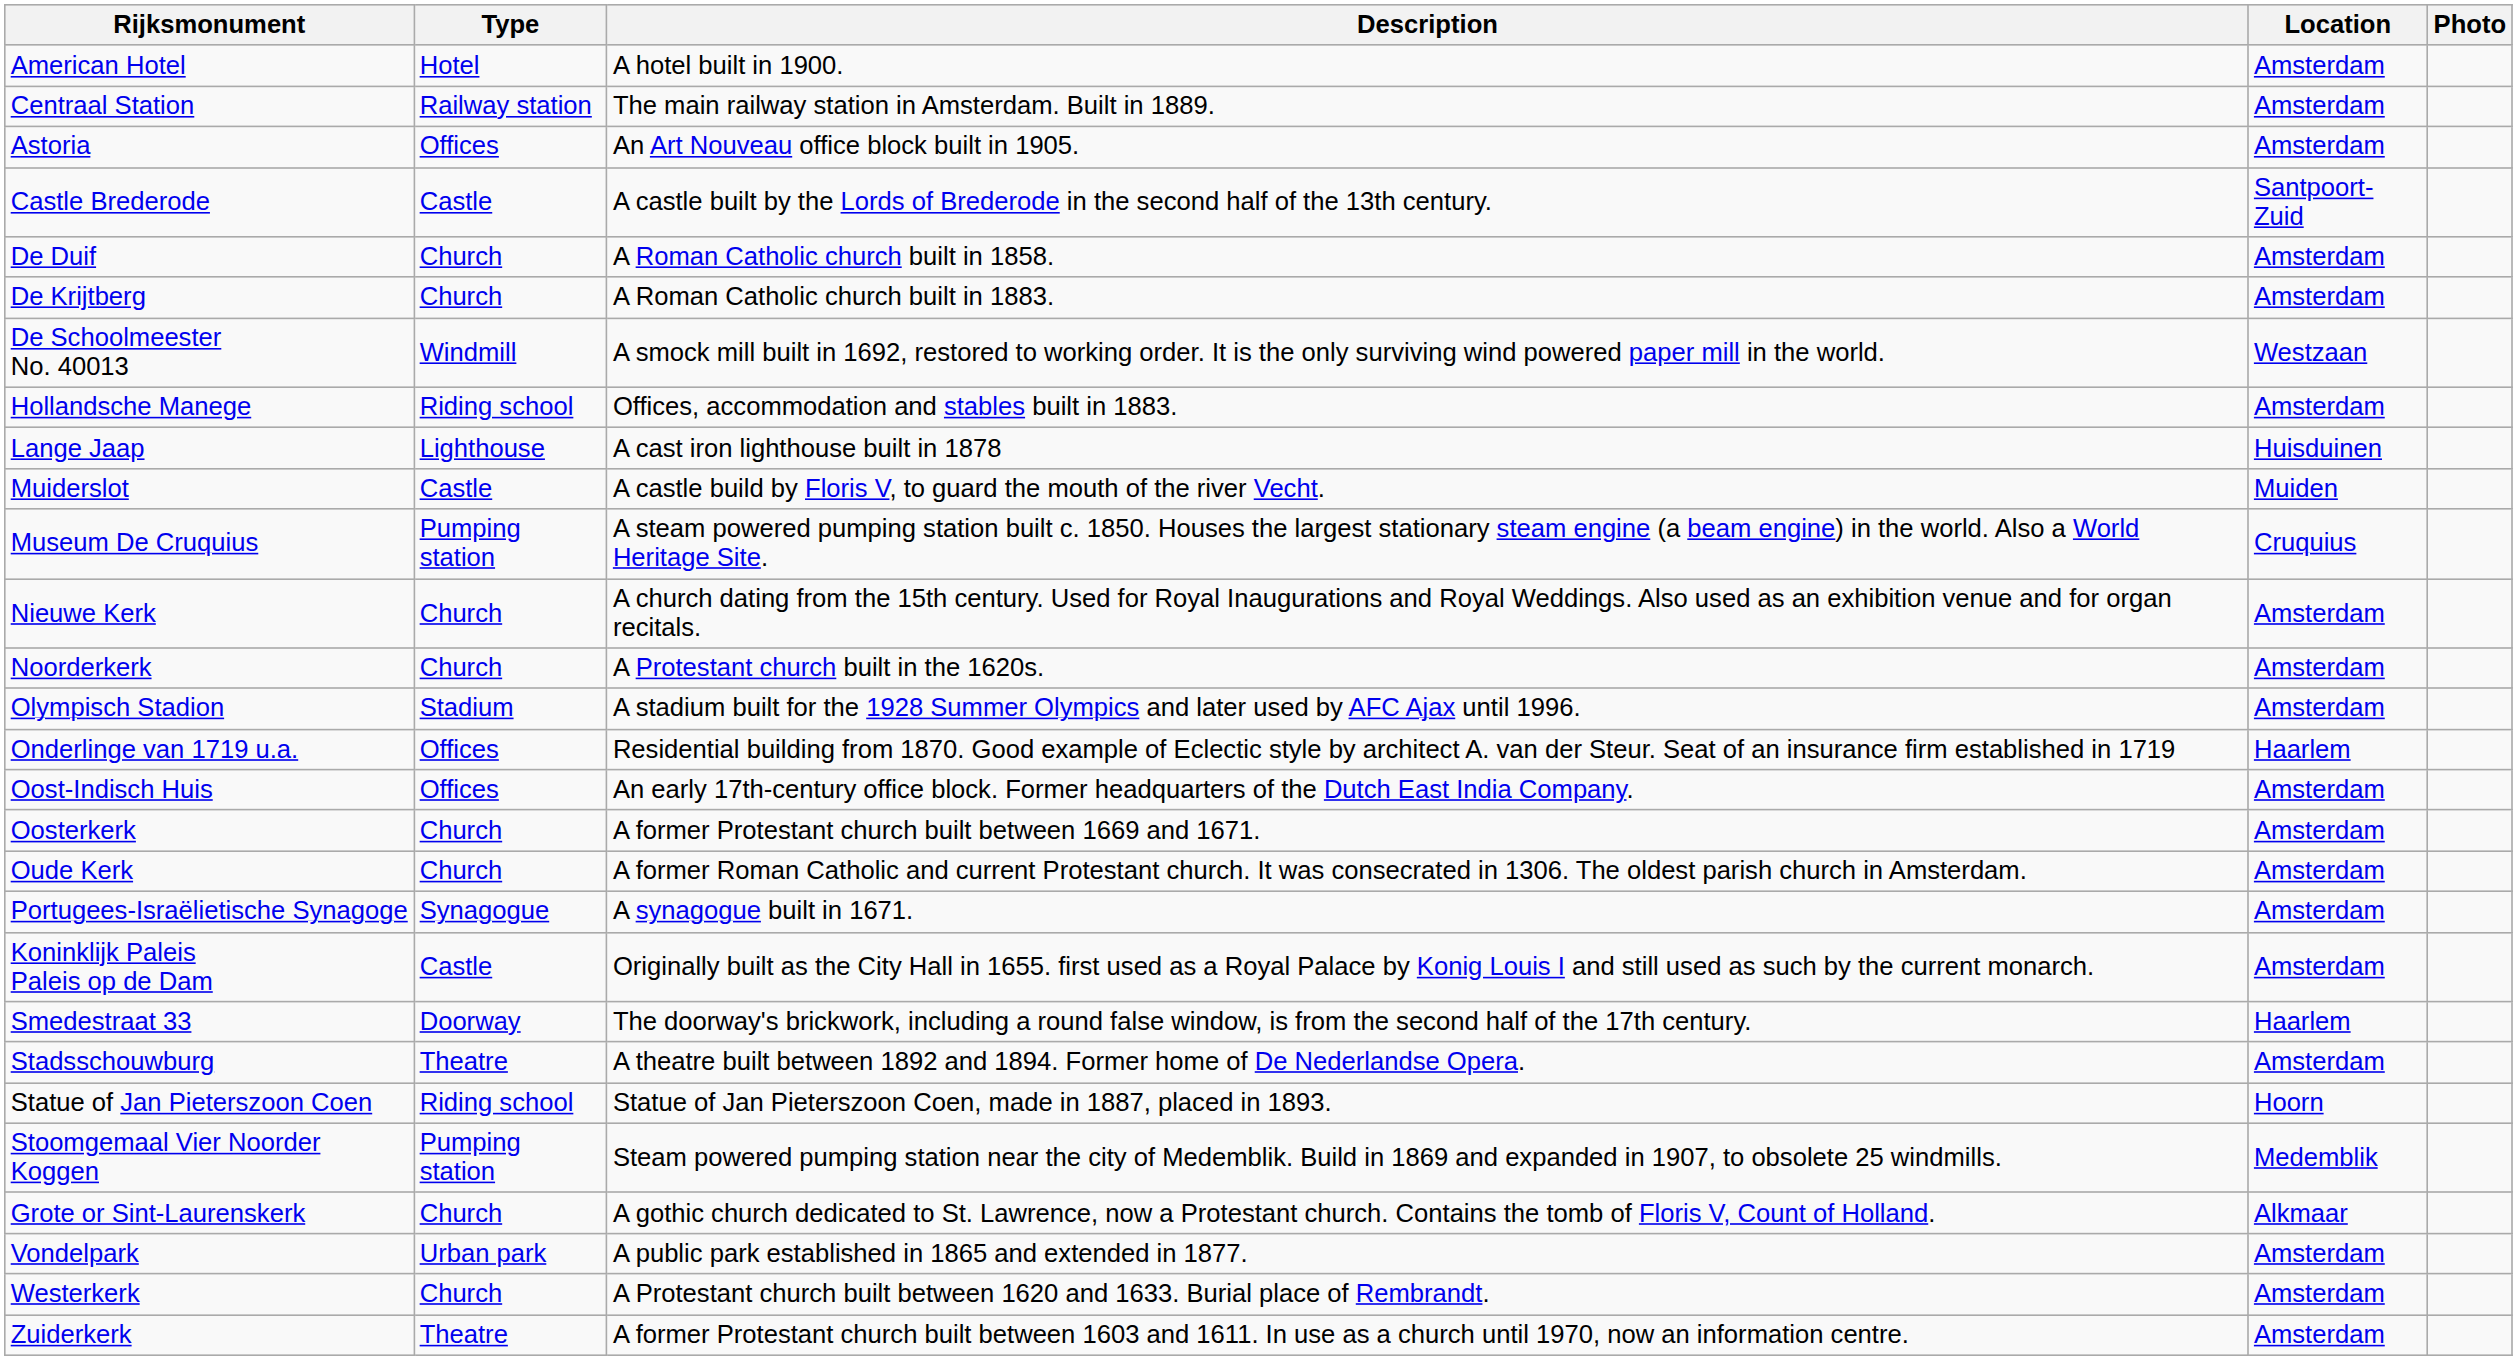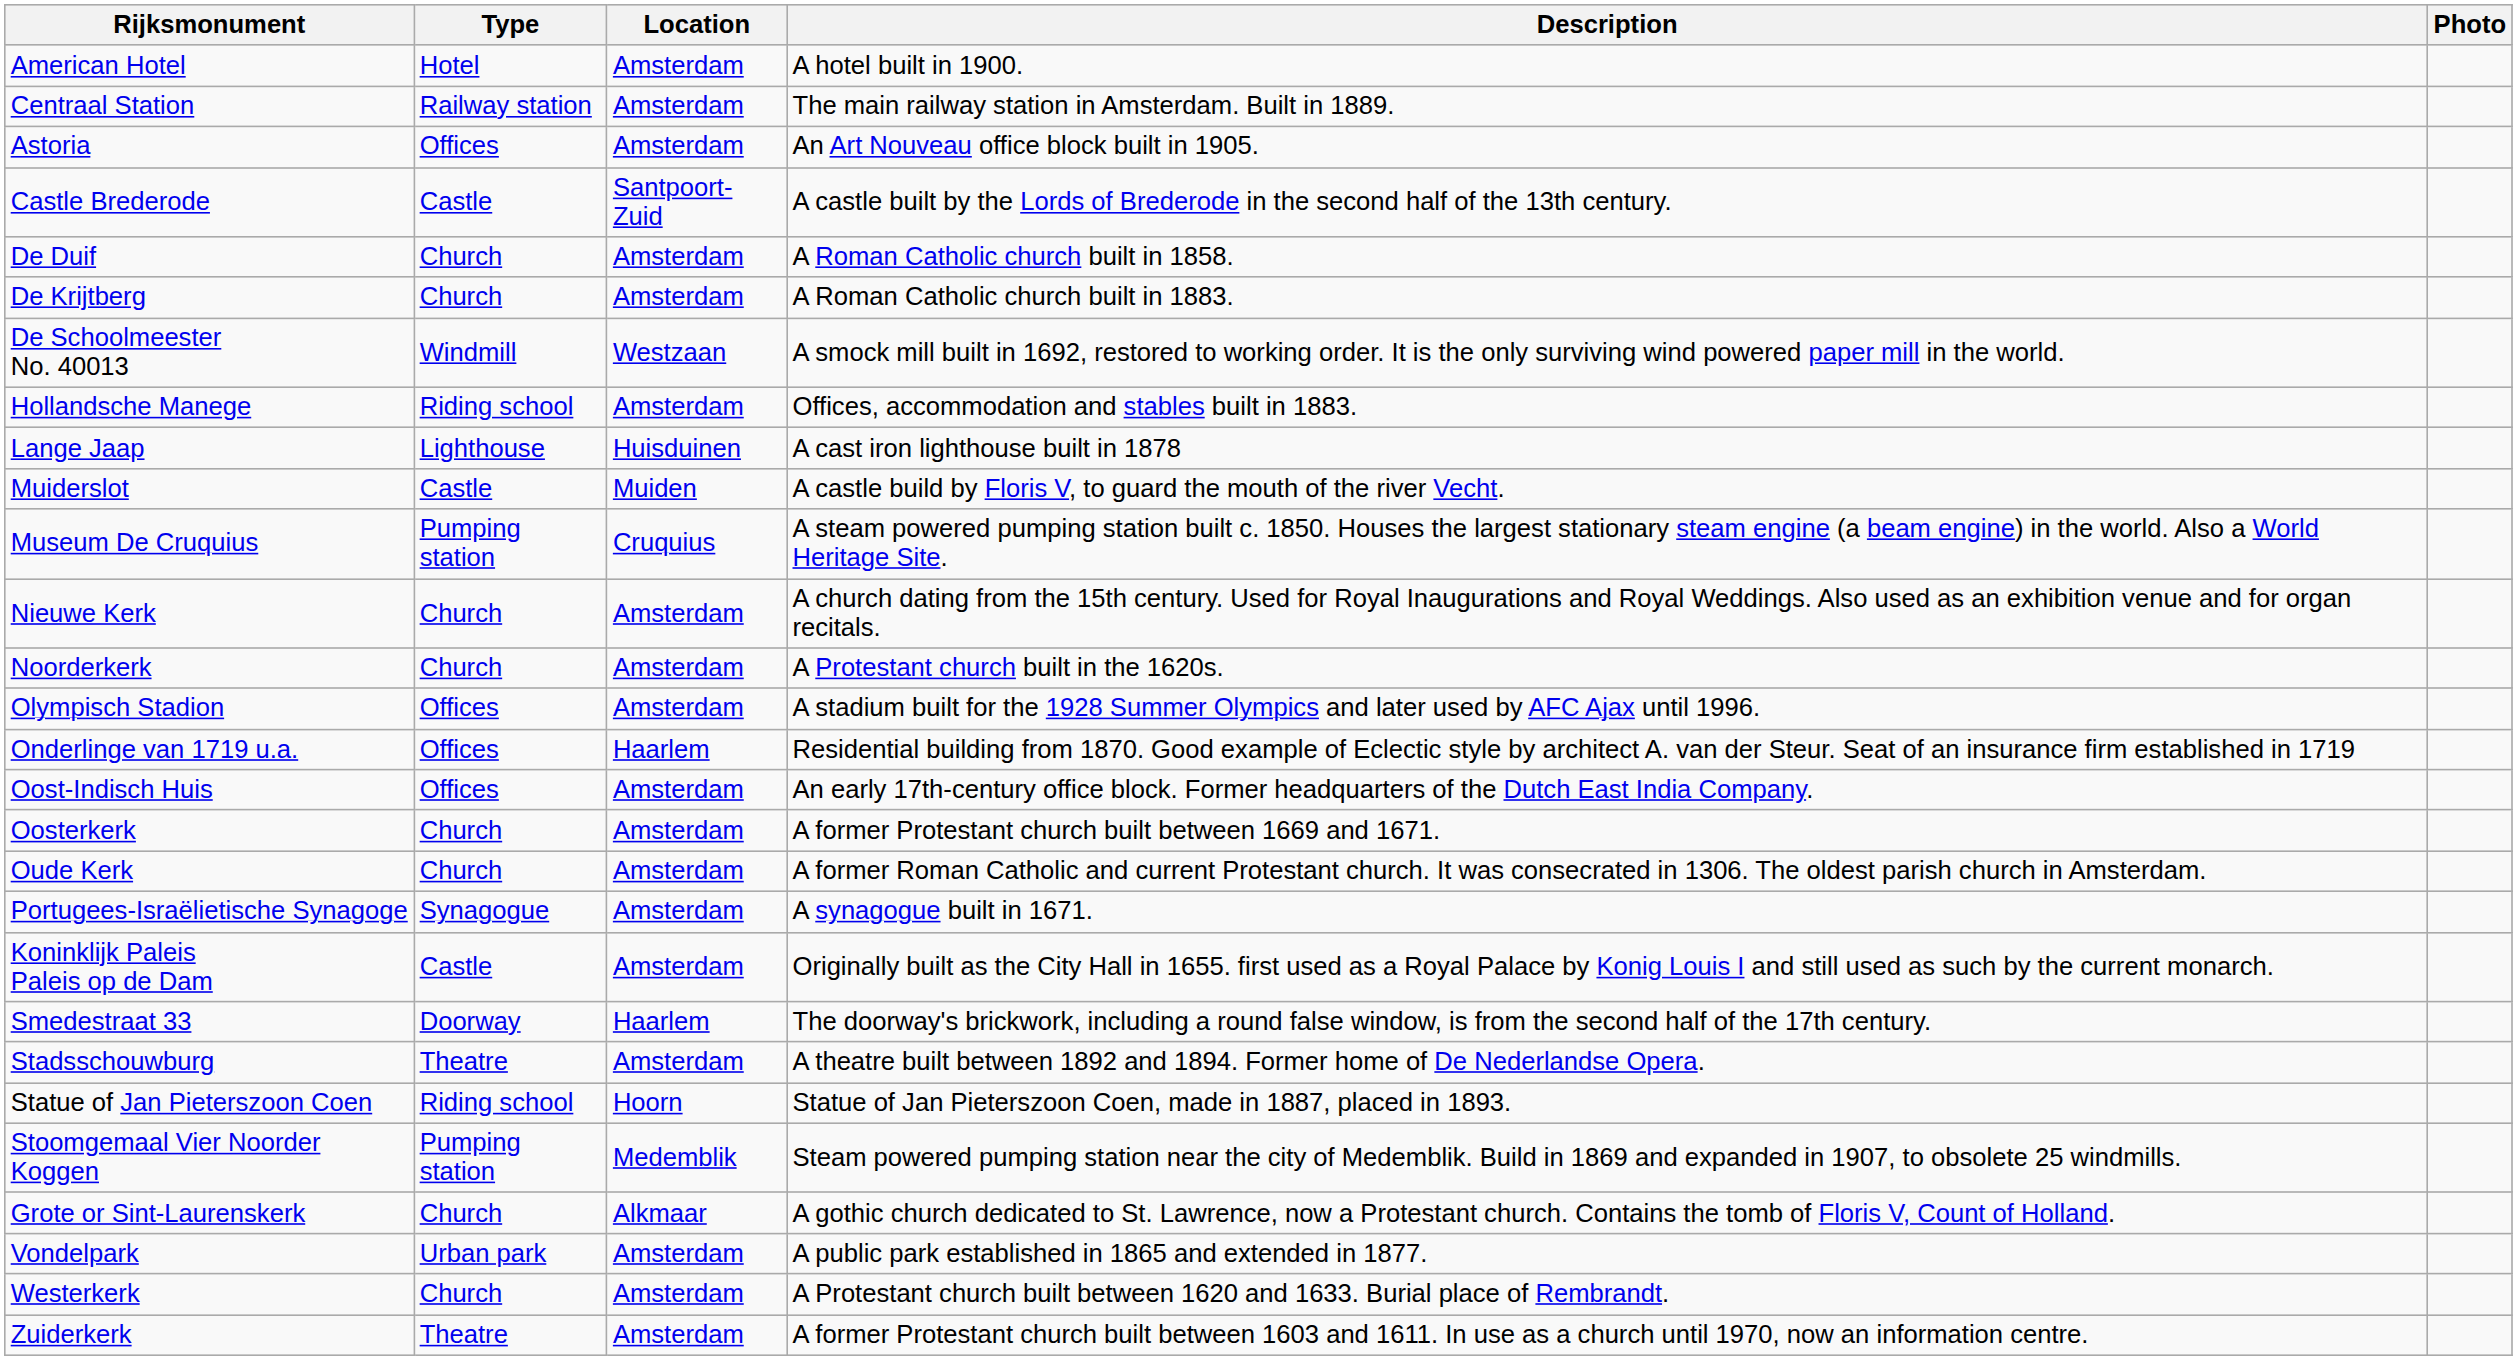columns swapped: (2338, 24) <-> (1427, 24)
(467, 708) Stadium -> (459, 708) Offices
